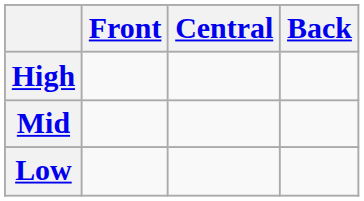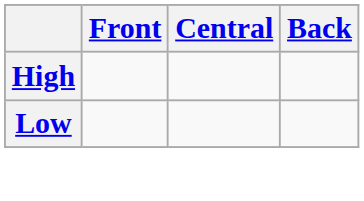- row: (43, 123)
